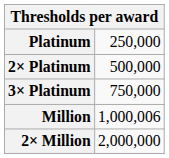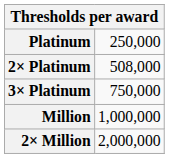(135, 66) 500,000 -> (135, 66) 508,000
(129, 116) 1,000,006 -> (129, 116) 1,000,000
